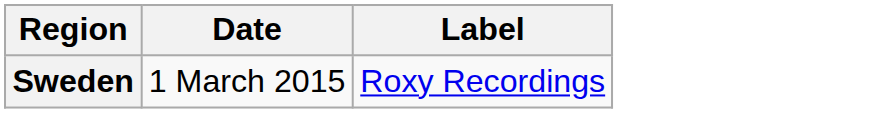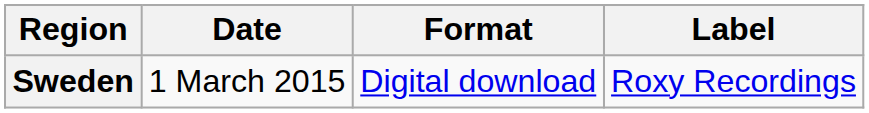+ column: (478, 30)
